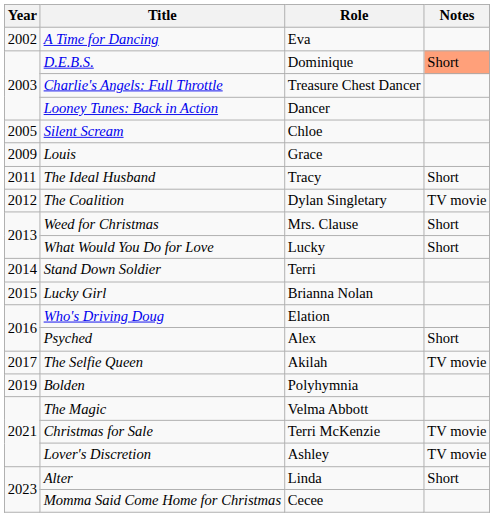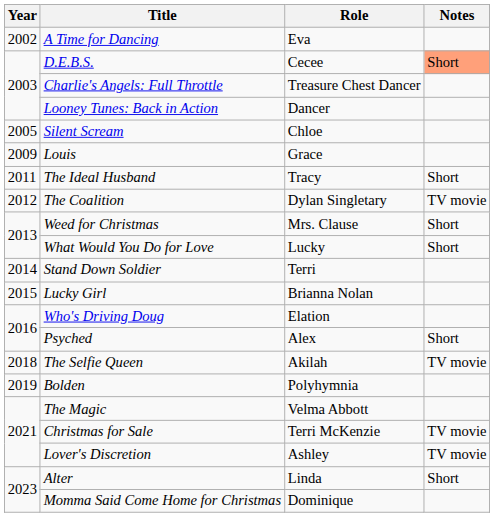(321, 62) Dominique -> (306, 62) Cecee
(22, 362) 2017 -> (22, 362) 2018
(306, 500) Cecee -> (321, 500) Dominique
